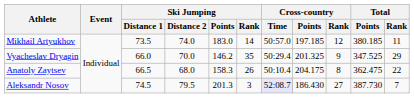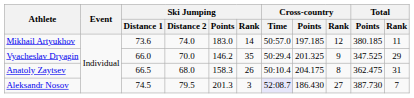(143, 41) 73.5 -> (143, 41) 73.6
(397, 71) 22 -> (397, 71) 31
